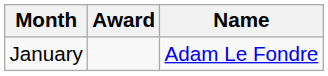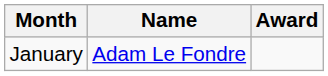columns swapped: (241, 20) <-> (124, 20)
